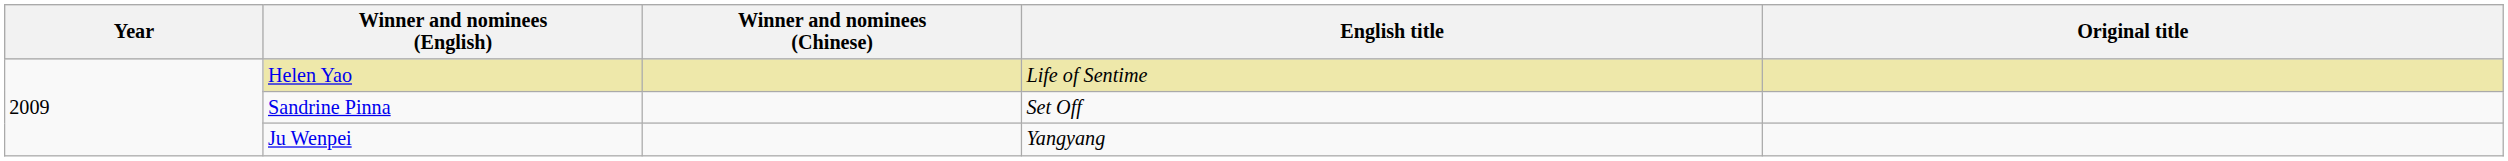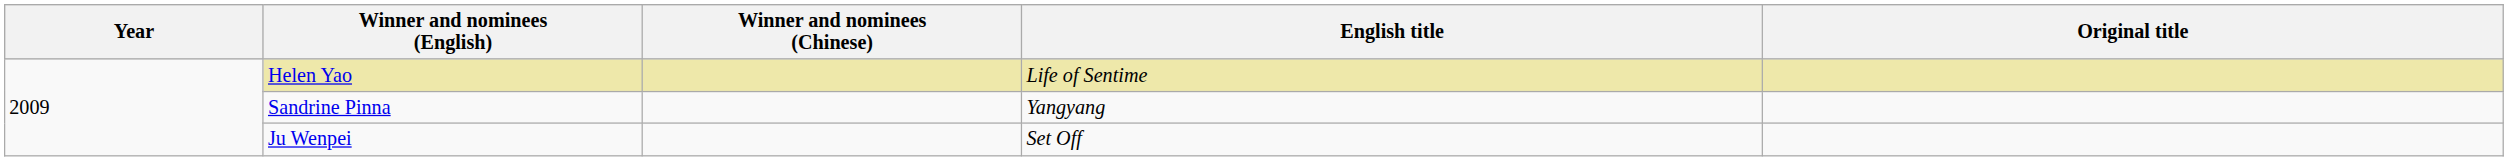(1054, 107) Set Off -> (1066, 107) Yangyang
(1066, 139) Yangyang -> (1054, 139) Set Off
